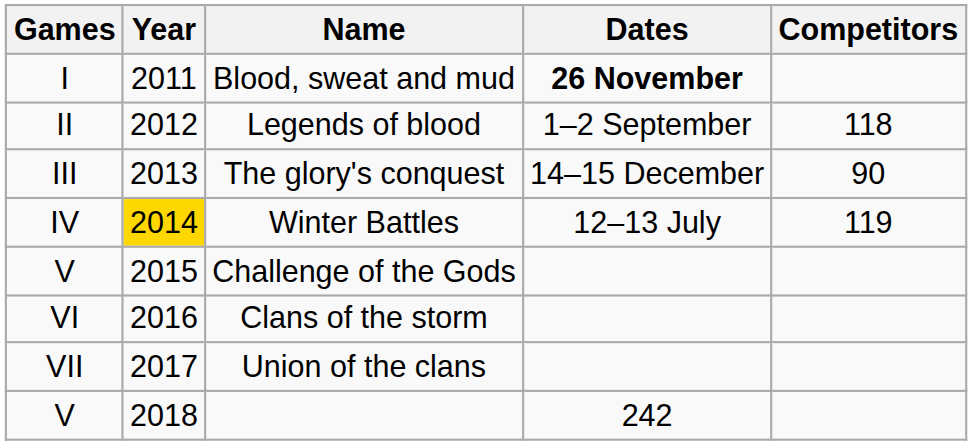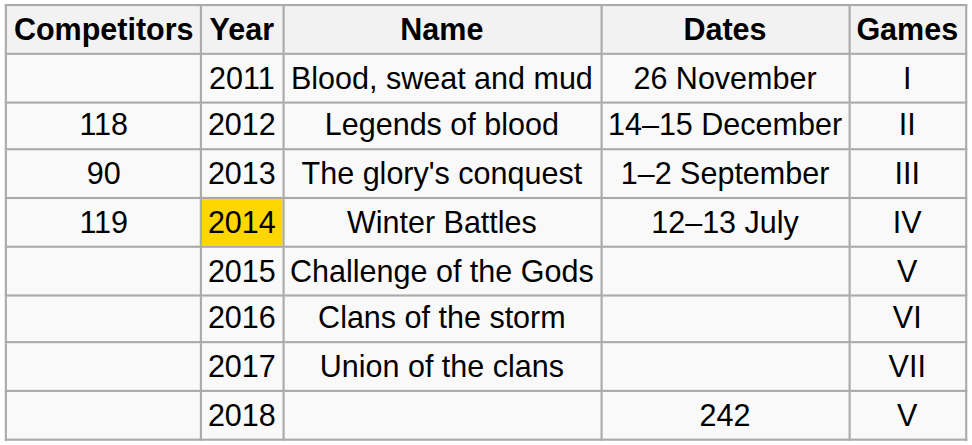columns swapped: (65, 30) <-> (868, 30)
(647, 78) bold -> (725, 78) normal
(647, 126) 1–2 September -> (725, 126) 14–15 December
(647, 174) 14–15 December -> (725, 174) 1–2 September
